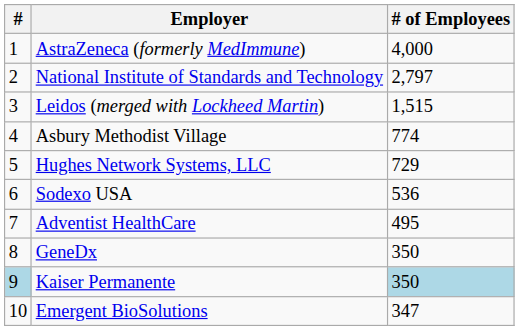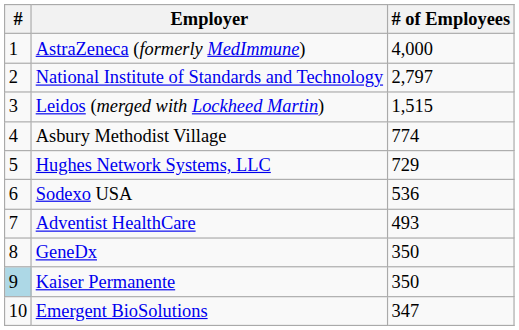(405, 223) 495 -> (405, 223) 493
(405, 281) lightblue background -> (405, 281) no background
